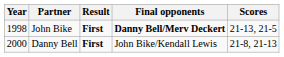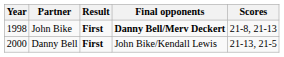(253, 28) 21-13, 21-5 -> (253, 28) 21-8, 21-13
(253, 44) 21-8, 21-13 -> (253, 44) 21-13, 21-5
